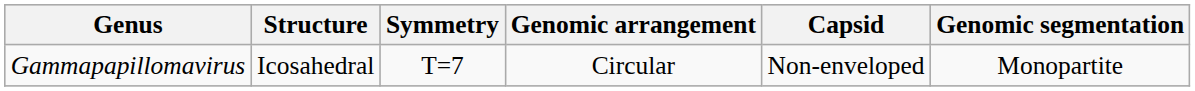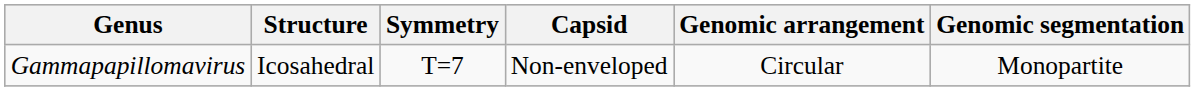columns swapped: (846, 24) <-> (633, 24)
